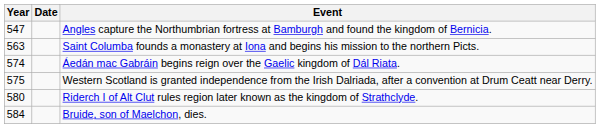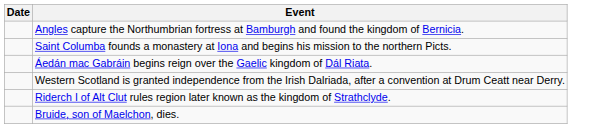- column: (18, 13)
